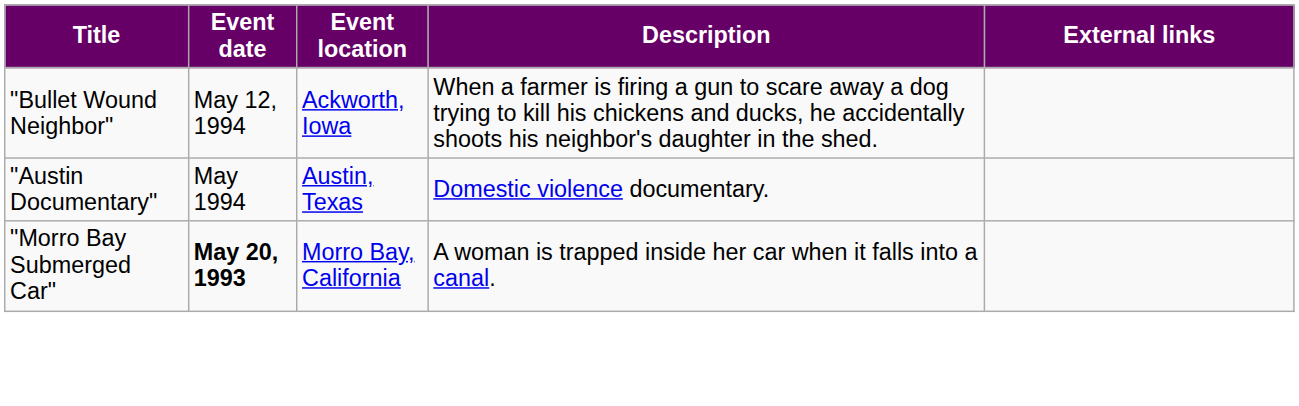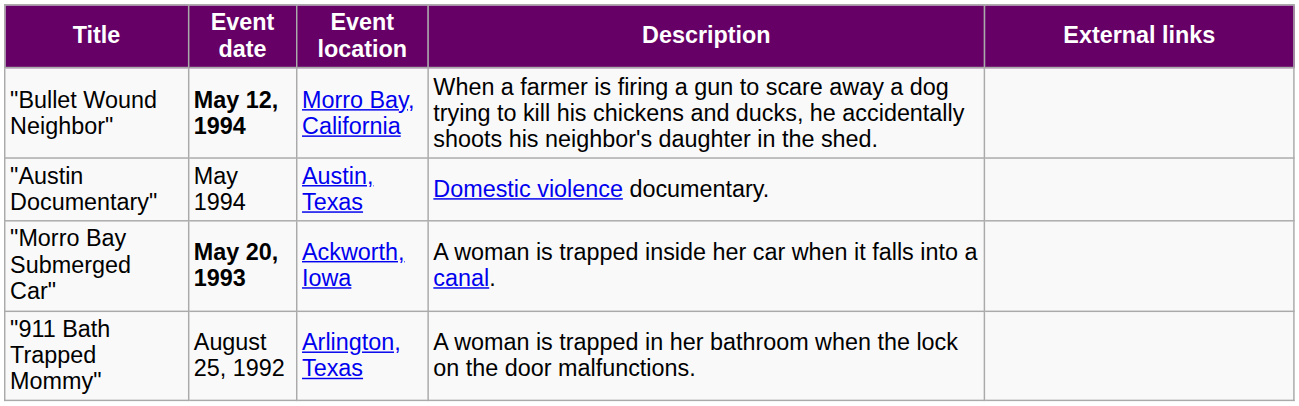(235, 112) normal -> (236, 112) bold
(353, 112) Ackworth, Iowa -> (358, 112) Morro Bay, California
(358, 265) Morro Bay, California -> (353, 265) Ackworth, Iowa
+ row: (60, 355)
